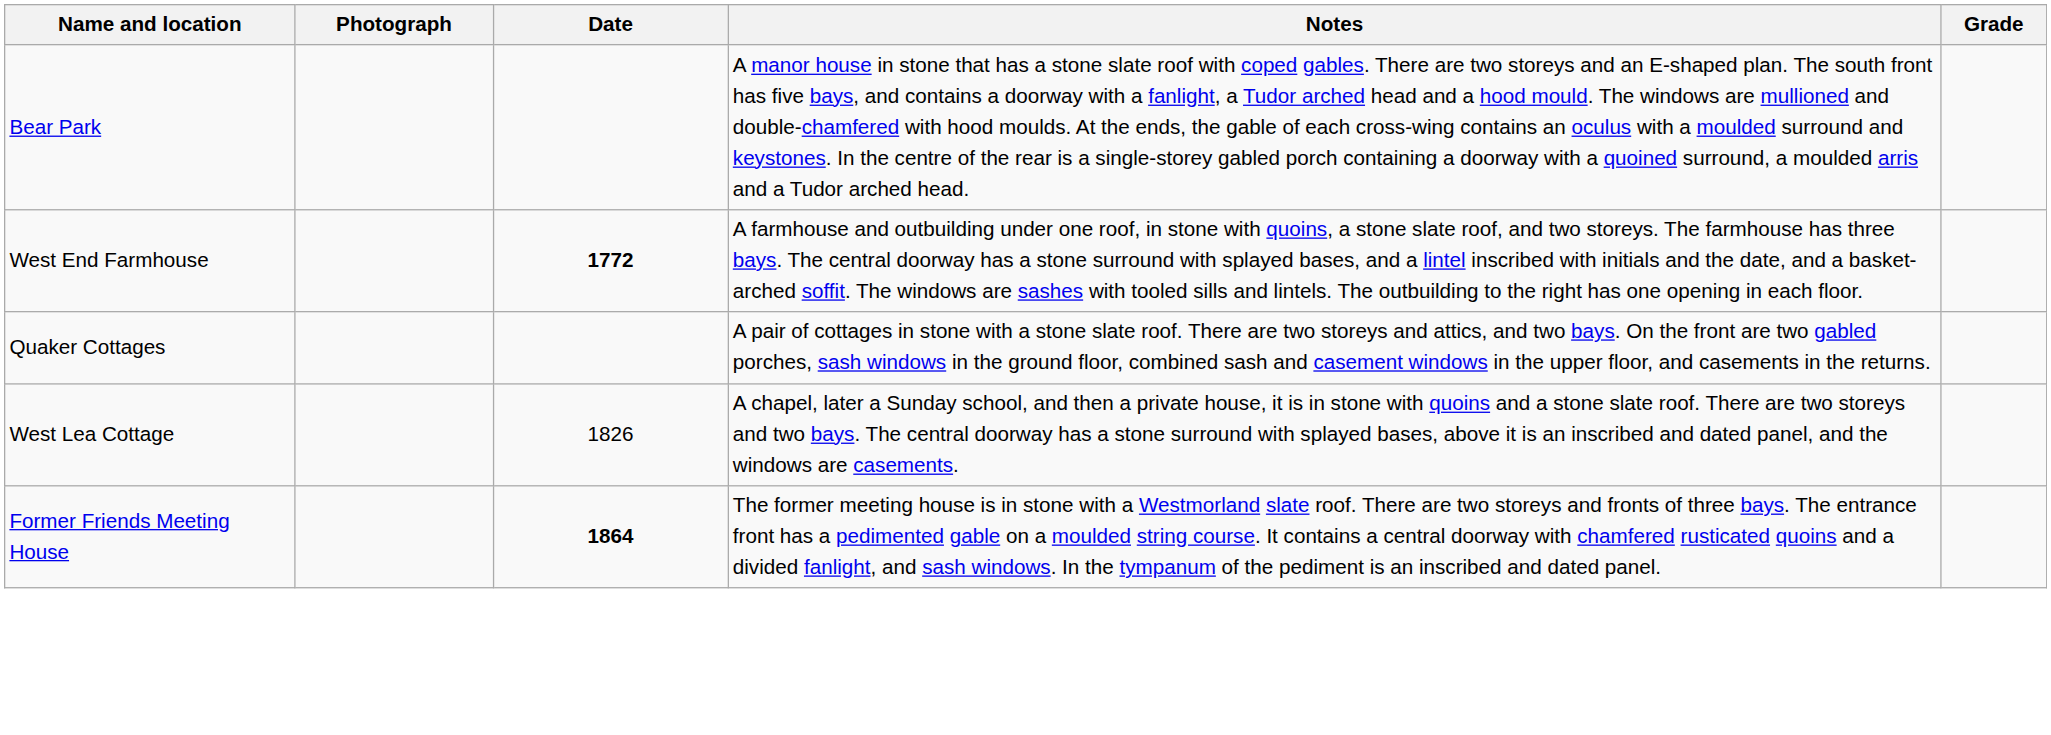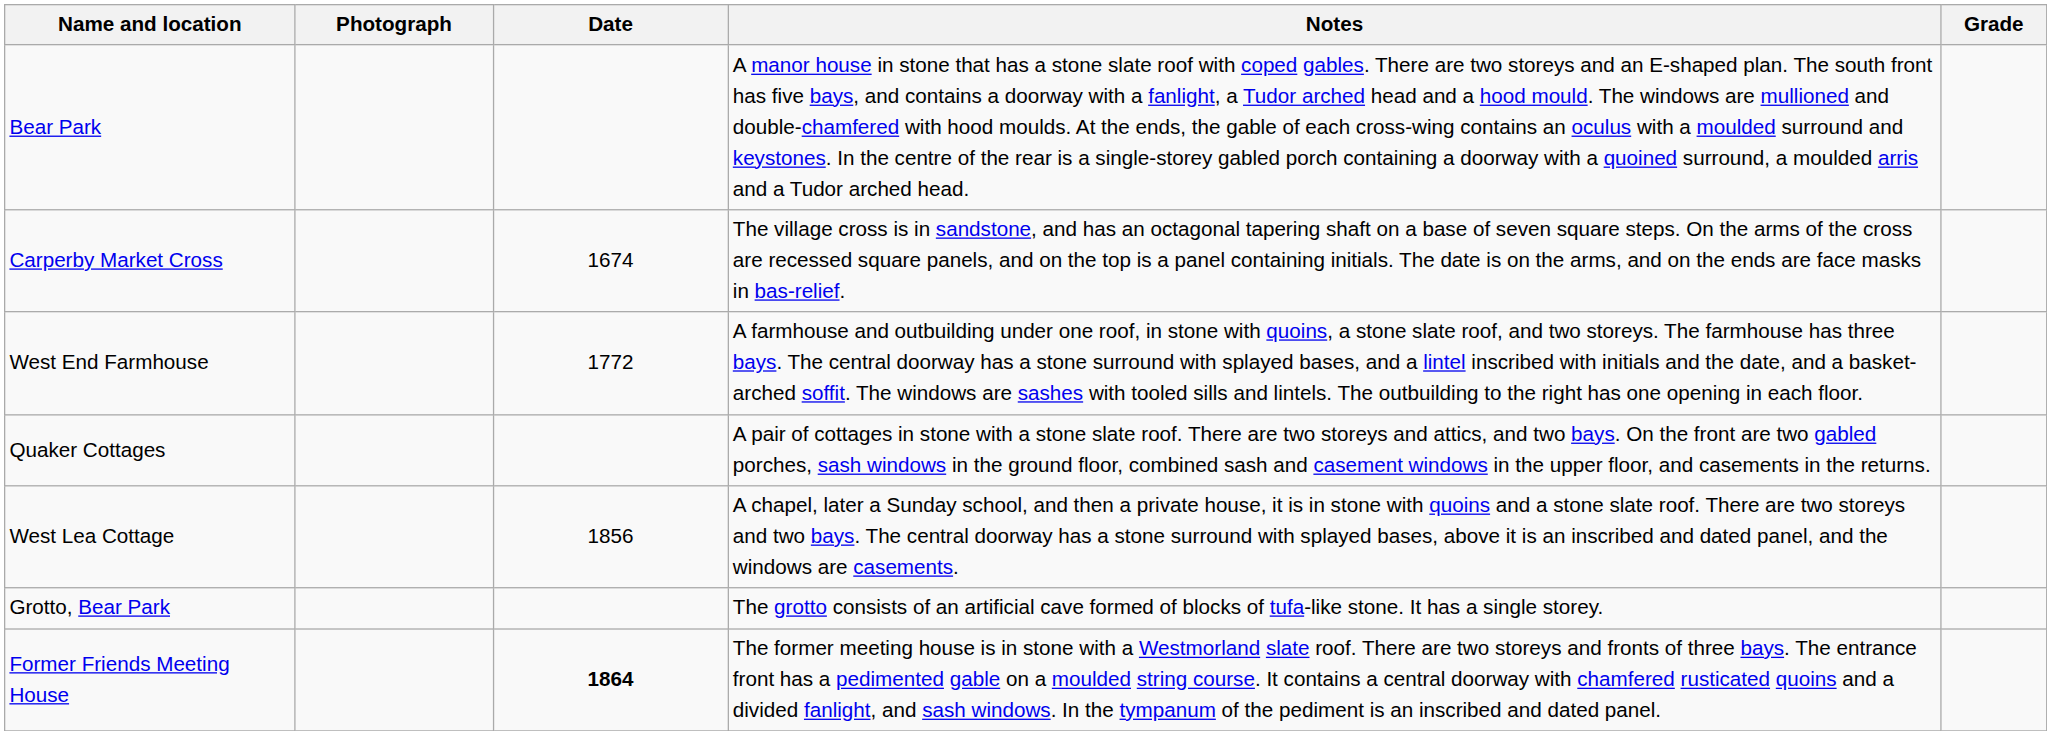+ row: (116, 260)
(611, 260) bold -> (611, 362) normal
(611, 434) 1826 -> (611, 536) 1856
+ row: (90, 608)
